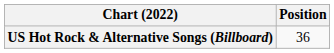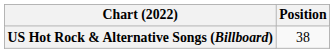(303, 37) 36 -> (303, 37) 38
